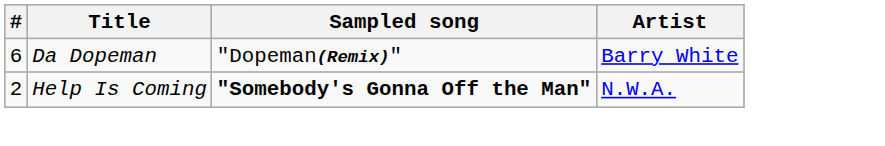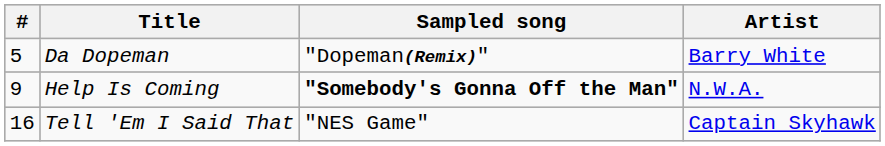(16, 56) 6 -> (16, 56) 5
(16, 90) 2 -> (16, 90) 9
+ row: (169, 123)
